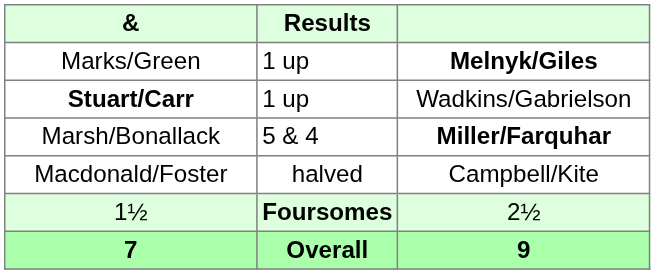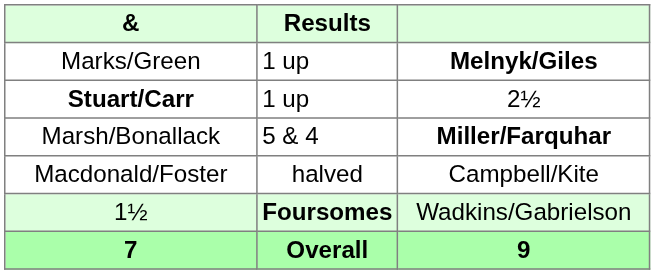(524, 98) Wadkins/Gabrielson -> (524, 98) 2½
(524, 212) 2½ -> (524, 212) Wadkins/Gabrielson
